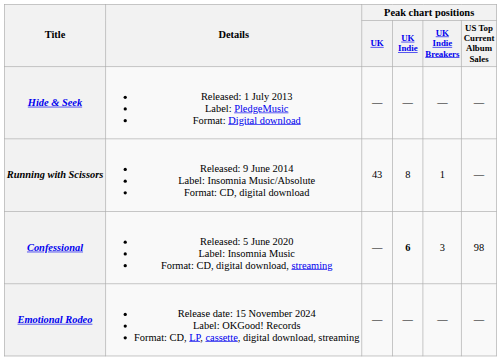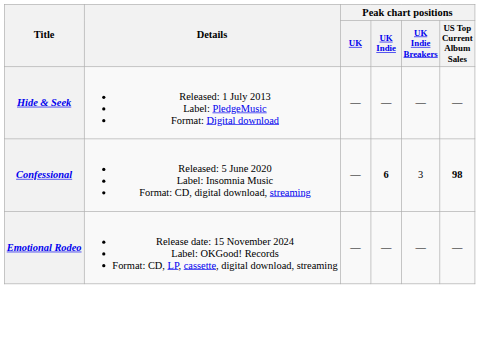- row: (55, 175)
(479, 247) normal -> (457, 175) bold
